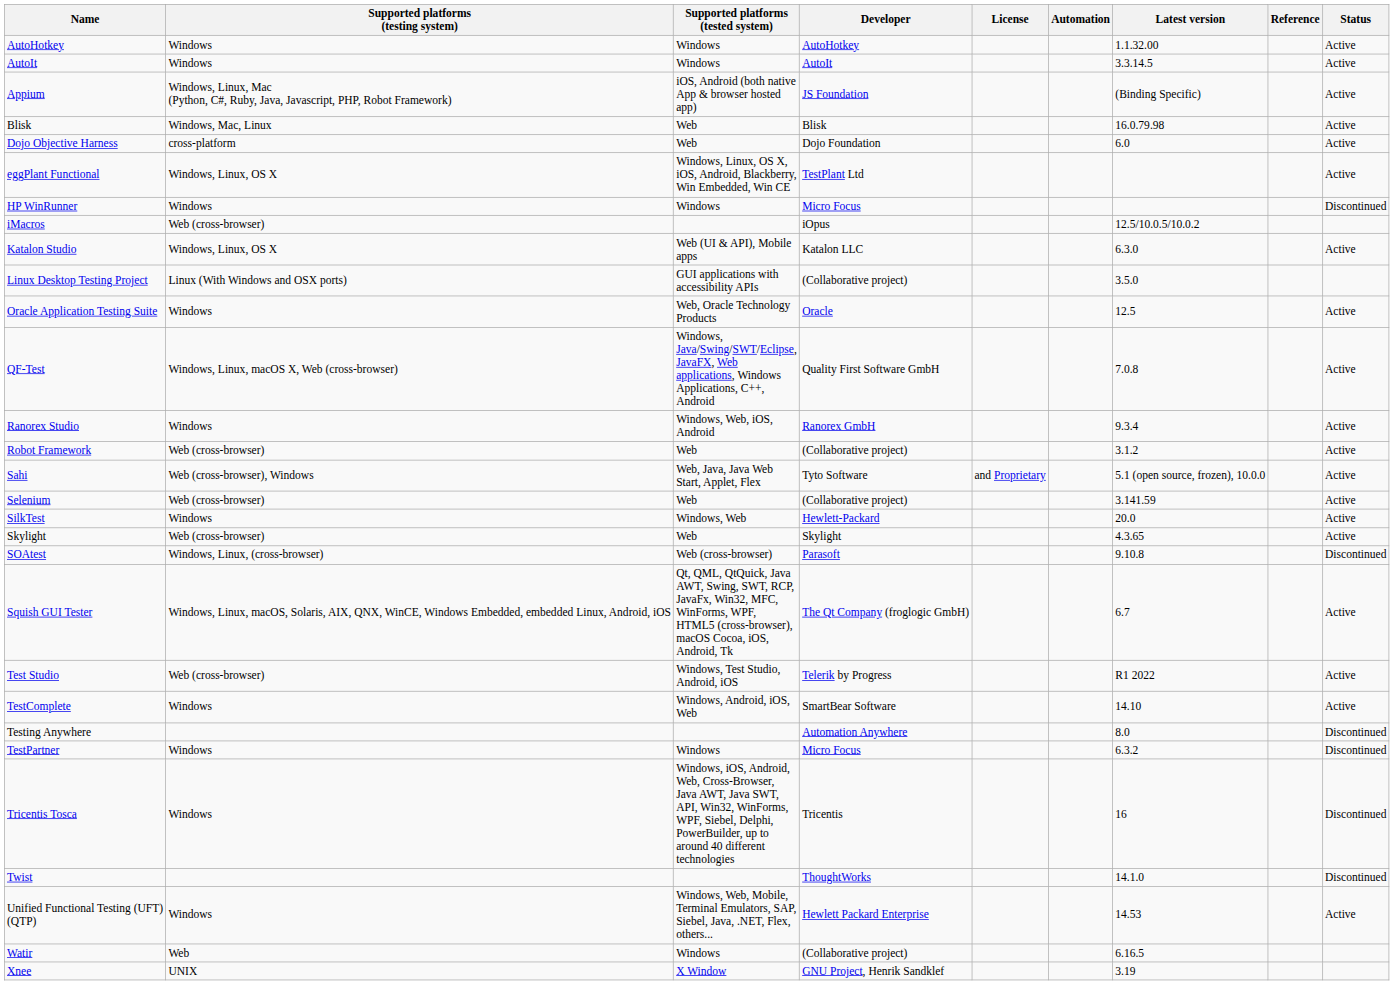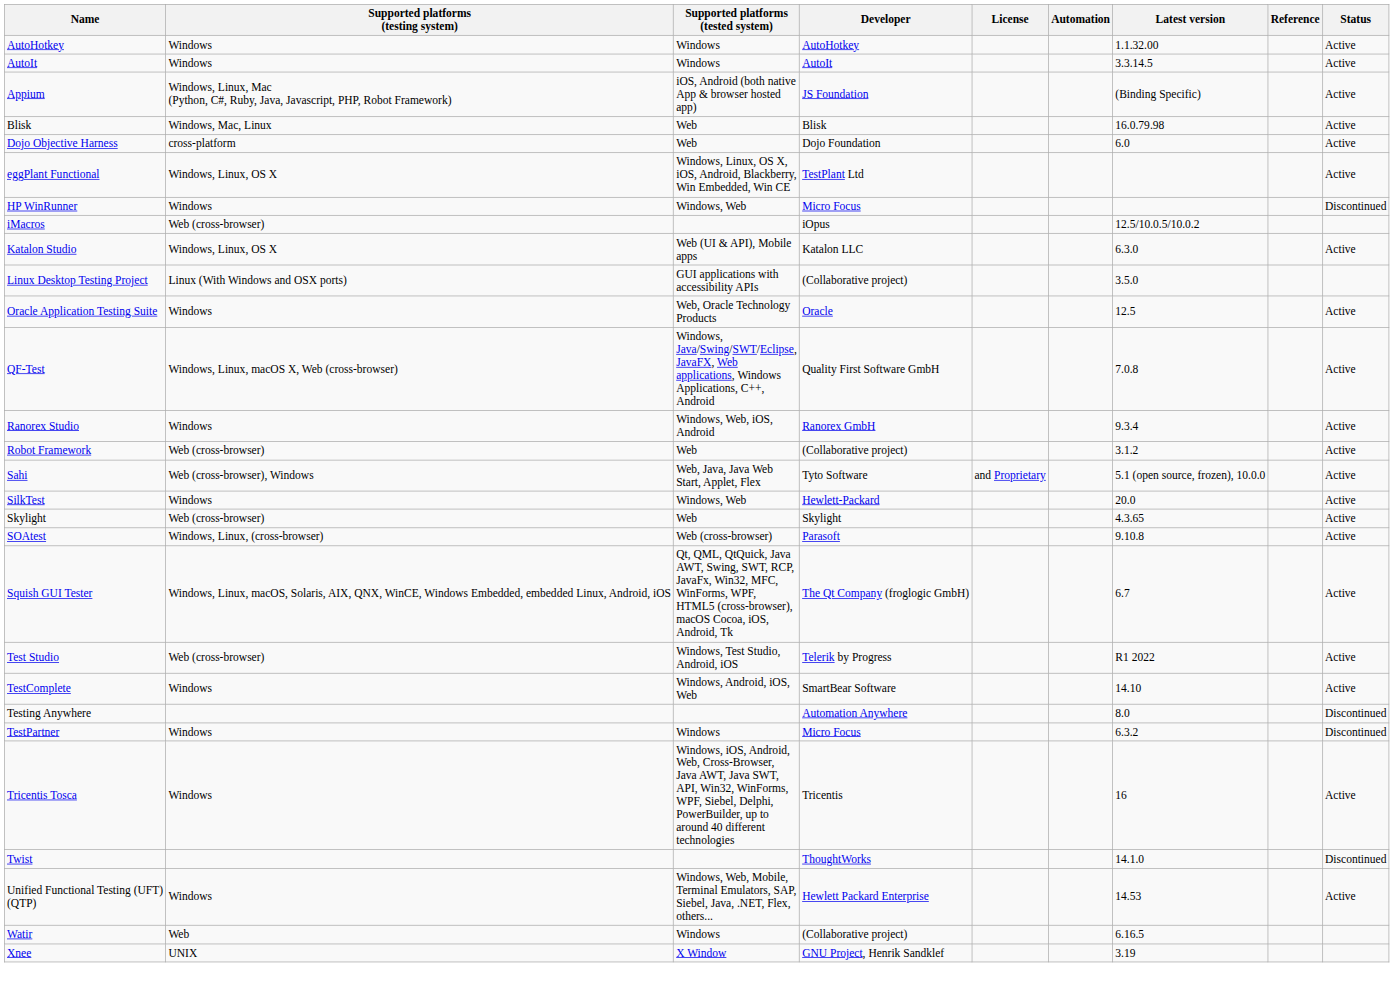(698, 206) Windows -> (711, 206) Windows, Web
- row: (29, 500)
(1356, 555) Discontinued -> (1340, 536) Active
(1356, 813) Discontinued -> (1340, 795) Active
